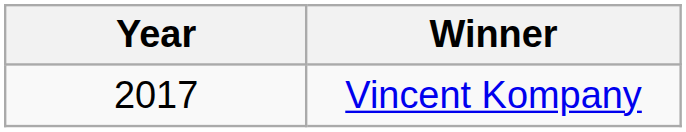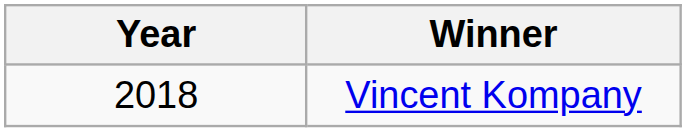(156, 94) 2017 -> (156, 94) 2018
